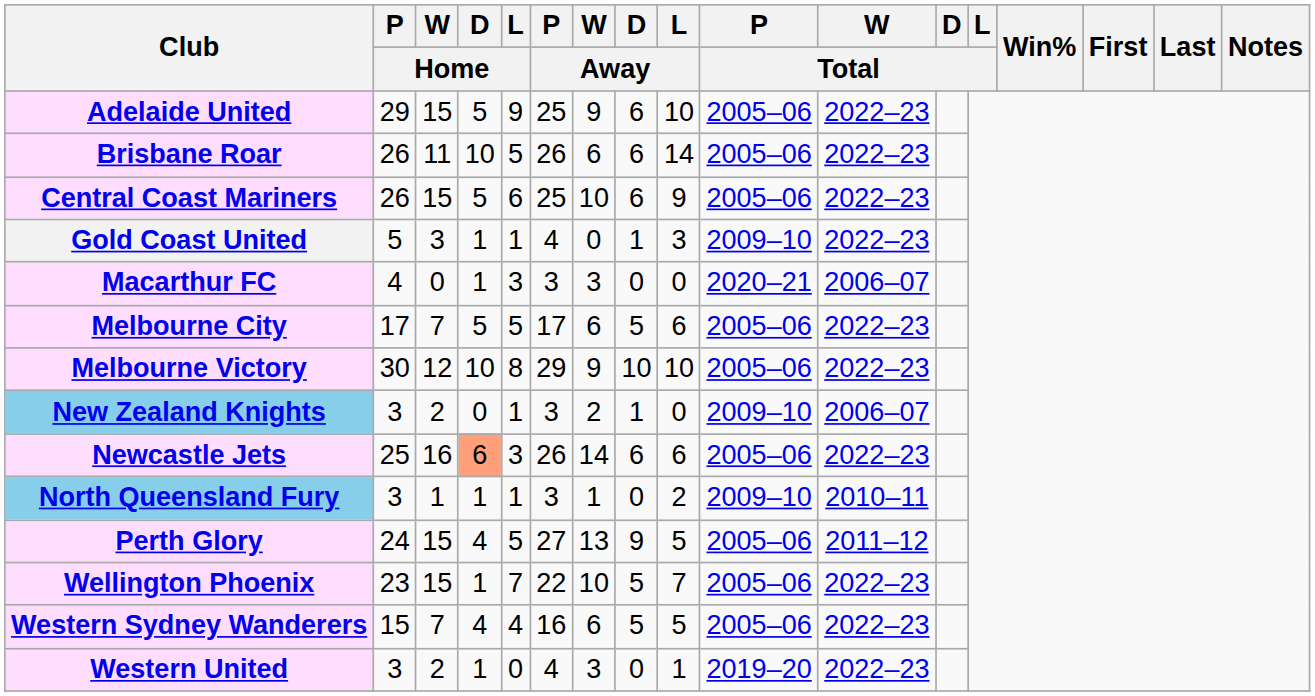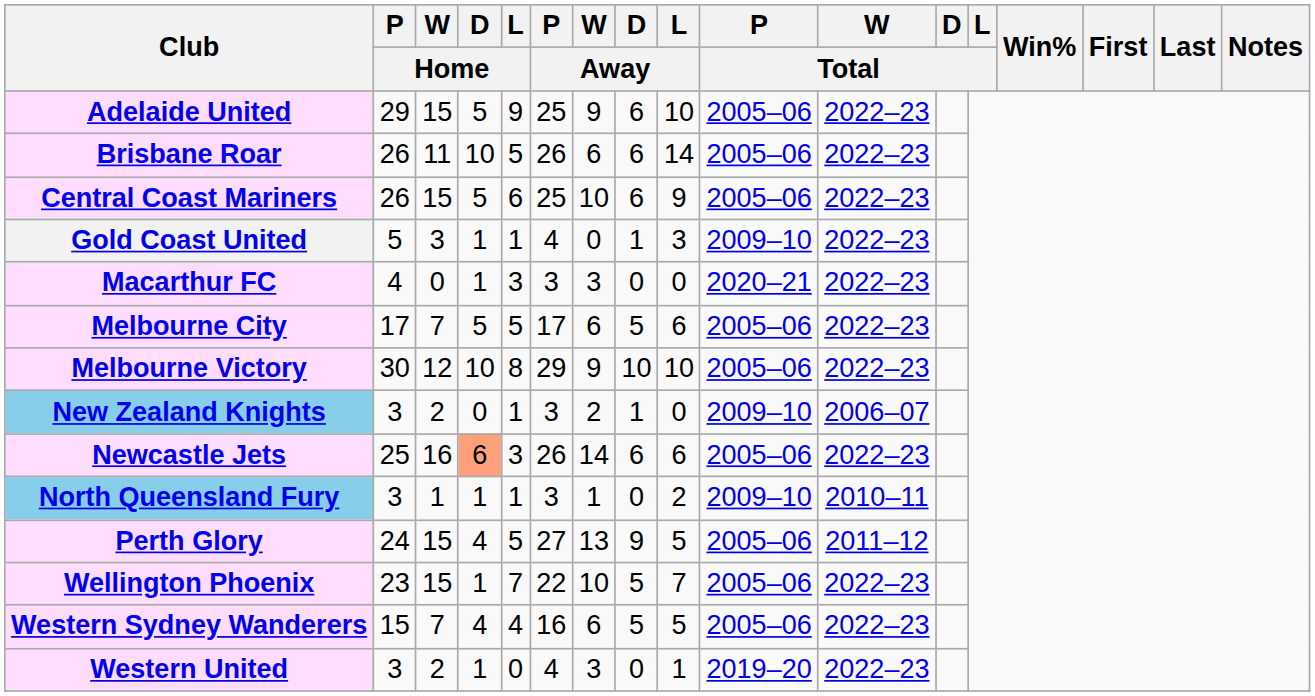(877, 283) 2006–07 -> (877, 283) 2022–23
